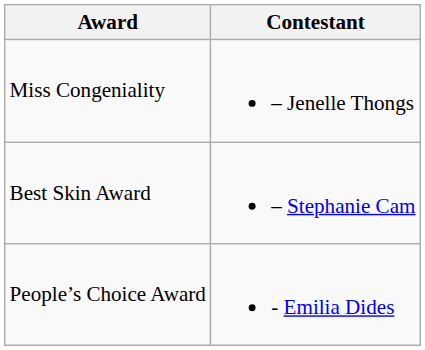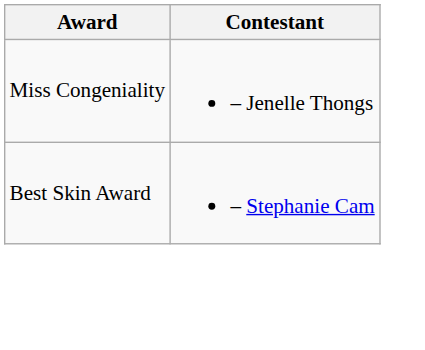- row: (108, 294)
